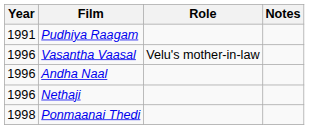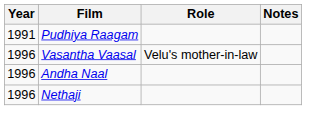- row: (91, 114)
